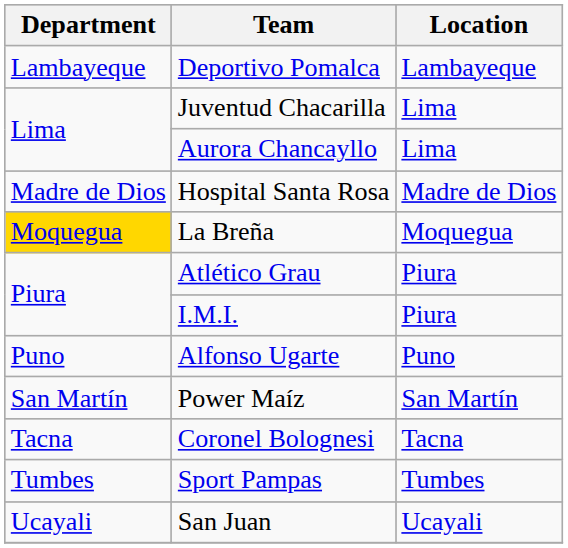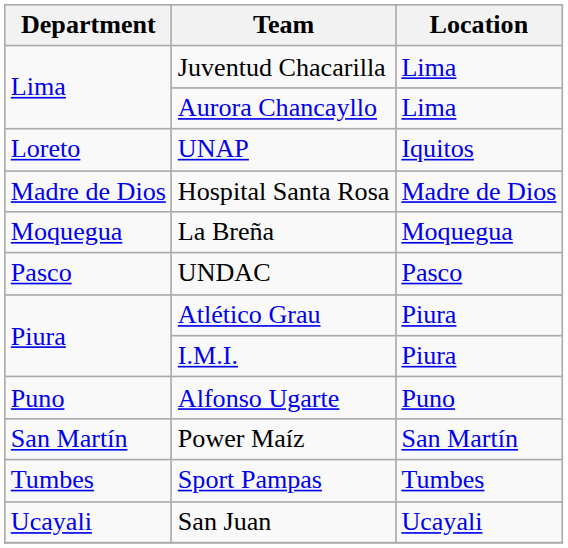- row: (279, 66)
+ row: (213, 149)
(67, 231) gold background -> (67, 231) no background
+ row: (224, 273)
- row: (276, 438)
